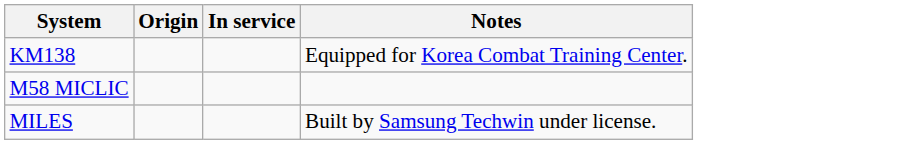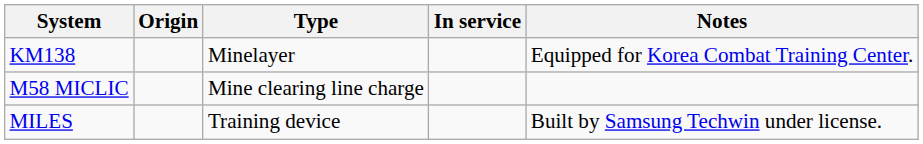+ column: (316, 21)
